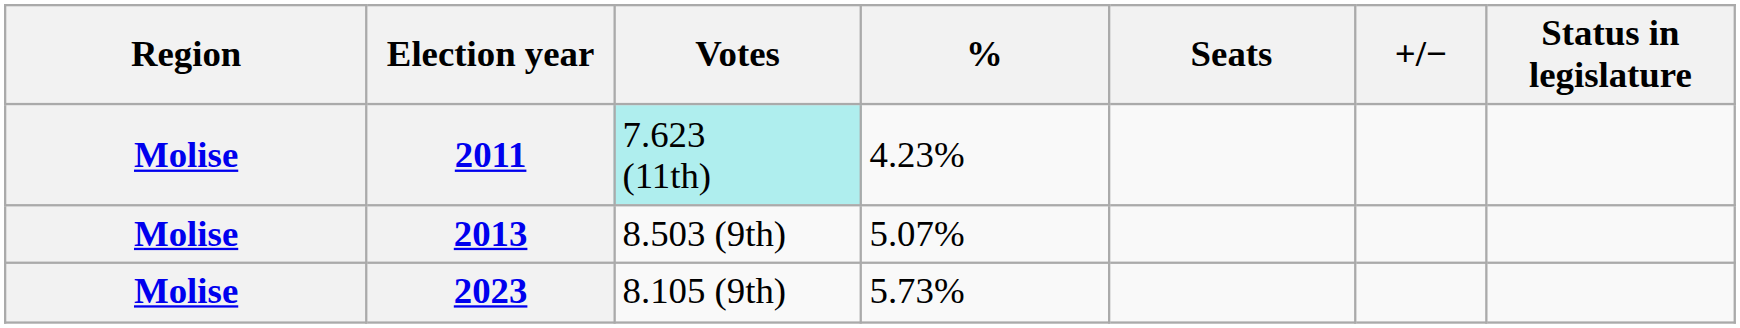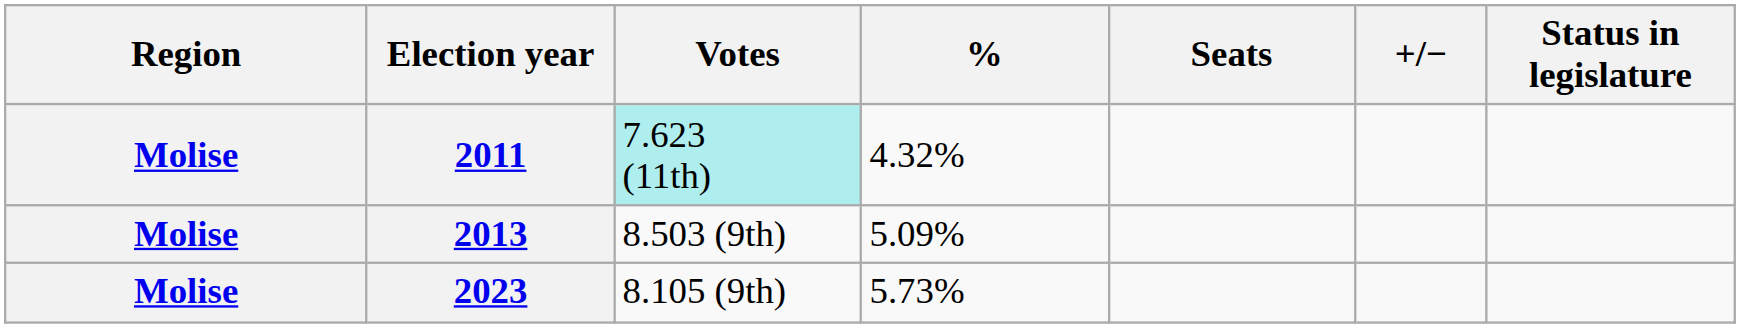(917, 154) 4.23% -> (917, 154) 4.32%
(917, 233) 5.07% -> (917, 233) 5.09%
